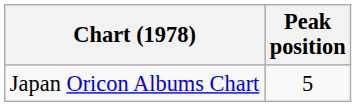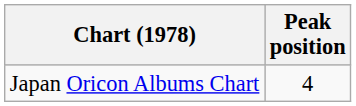(308, 82) 5 -> (308, 82) 4
